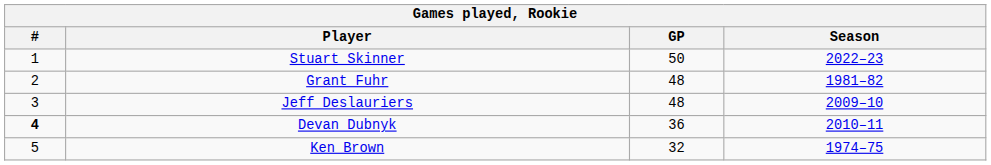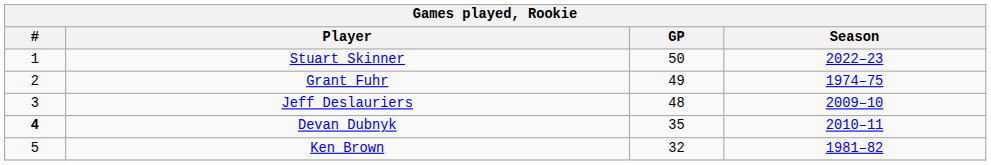(676, 82) 48 -> (676, 82) 49
(855, 82) 1981–82 -> (855, 82) 1974–75
(676, 127) 36 -> (676, 127) 35
(855, 149) 1974–75 -> (855, 149) 1981–82
